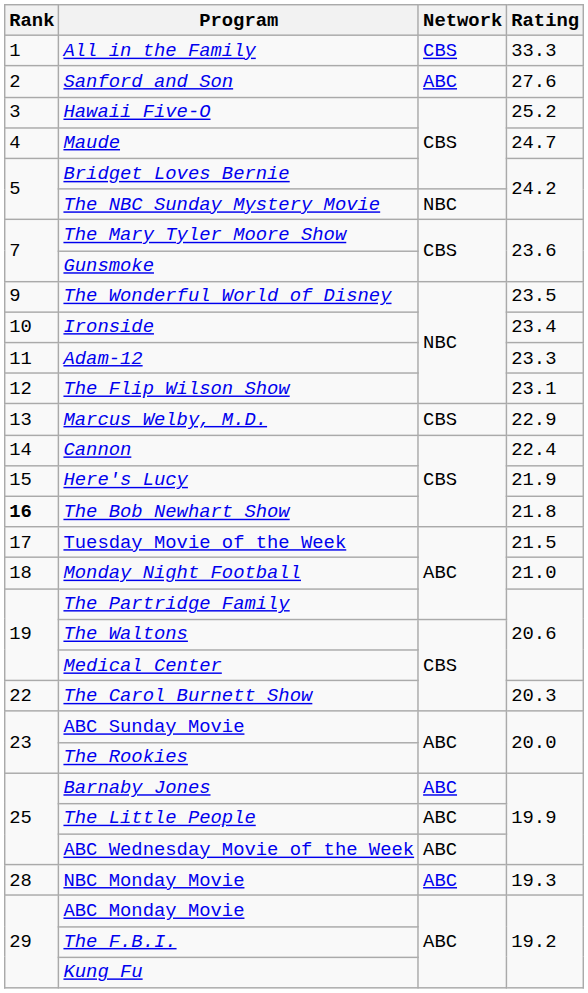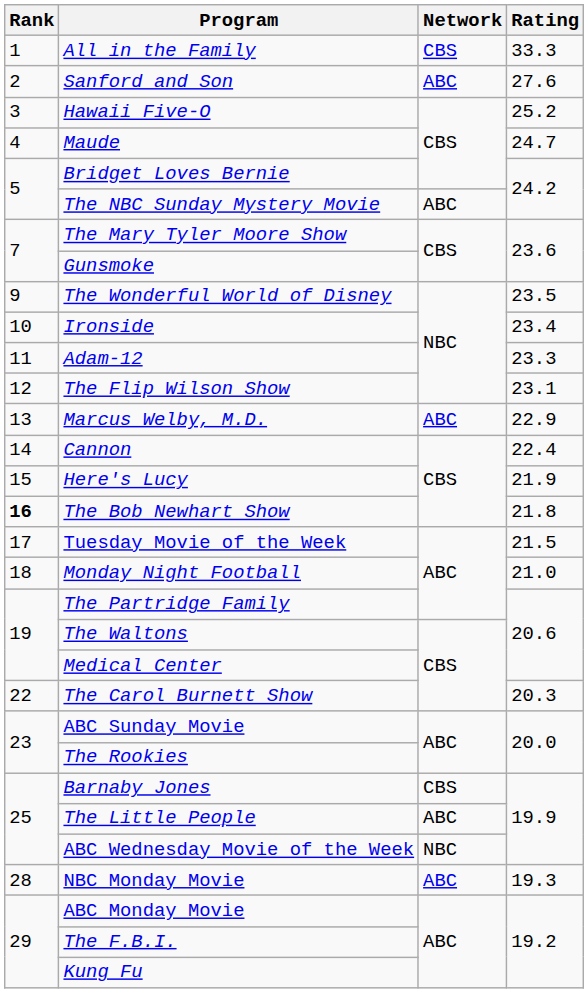(440, 204) NBC -> (440, 204) ABC
(440, 419) CBS -> (440, 419) ABC
(440, 788) ABC -> (440, 788) CBS
(440, 850) ABC -> (440, 850) NBC
